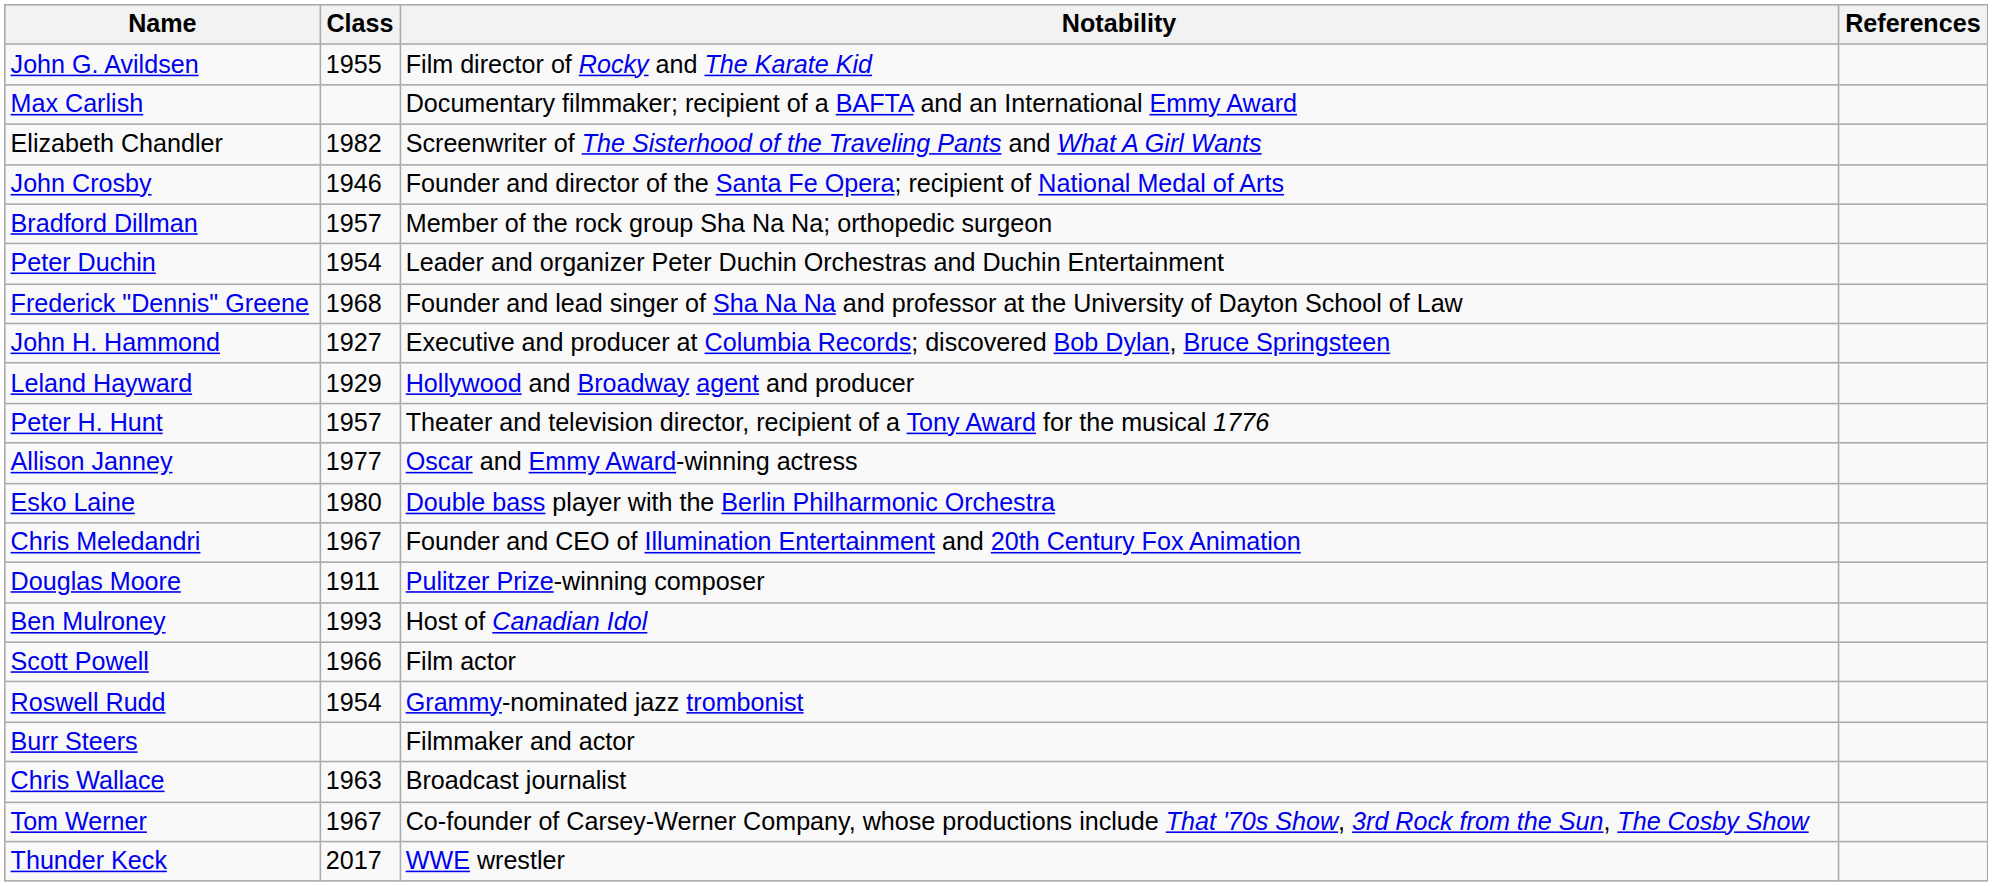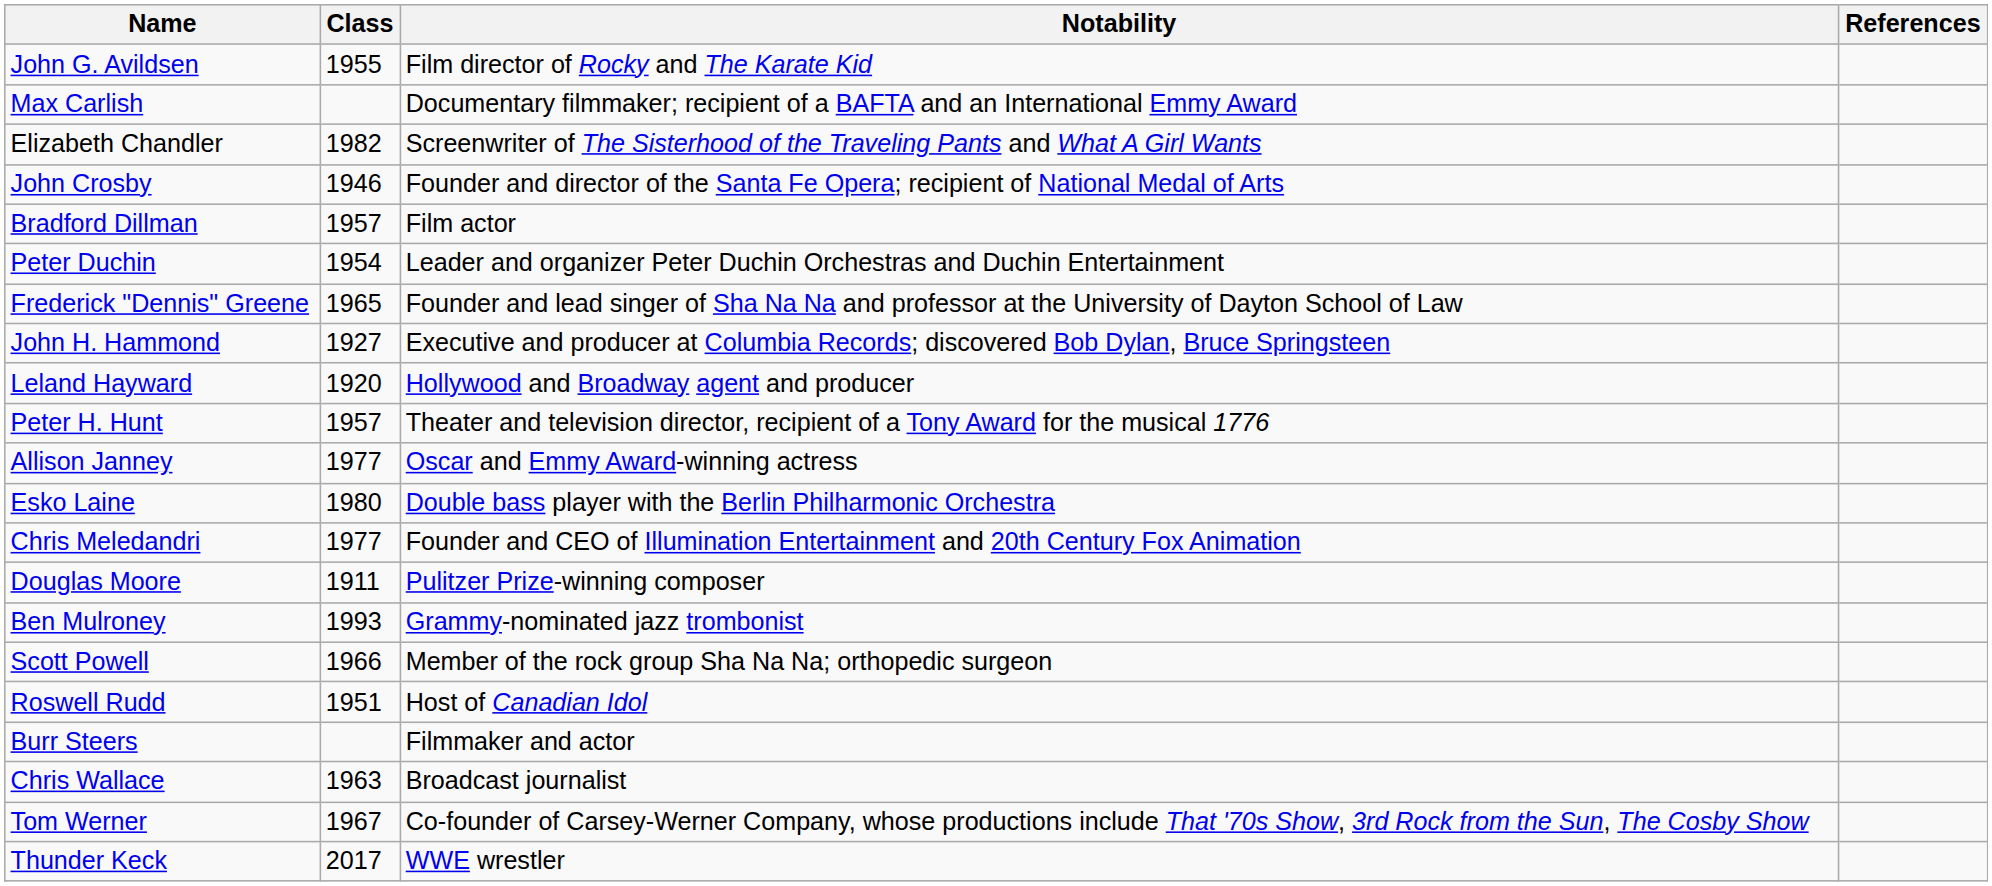(729, 223) Member of the rock group Sha Na Na; orthopedic surgeon -> (461, 223) Film actor
(354, 303) 1968 -> (354, 303) 1965
(354, 382) 1929 -> (354, 382) 1920
(354, 542) 1967 -> (354, 542) 1977
(527, 622) Host of Canadian Idol -> (605, 622) Grammy-nominated jazz trombonist
(461, 661) Film actor -> (729, 661) Member of the rock group Sha Na Na; orthopedic surgeon
(354, 701) 1954 -> (354, 701) 1951
(605, 701) Grammy-nominated jazz trombonist -> (527, 701) Host of Canadian Idol
